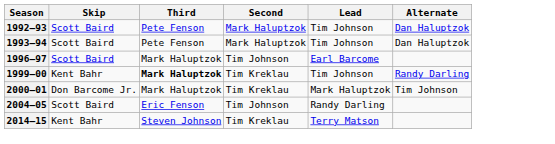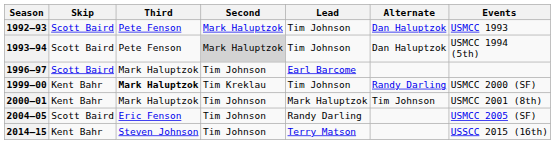+ column: (499, 12)
(266, 43) no background -> (243, 49) lightgrey background
(94, 89) Don Barcome Jr. -> (77, 100) Kent Bahr
(257, 89) Tim Kreklau -> (234, 100) Tim Johnson
(257, 120) Tim Kreklau -> (234, 131) Tim Johnson
